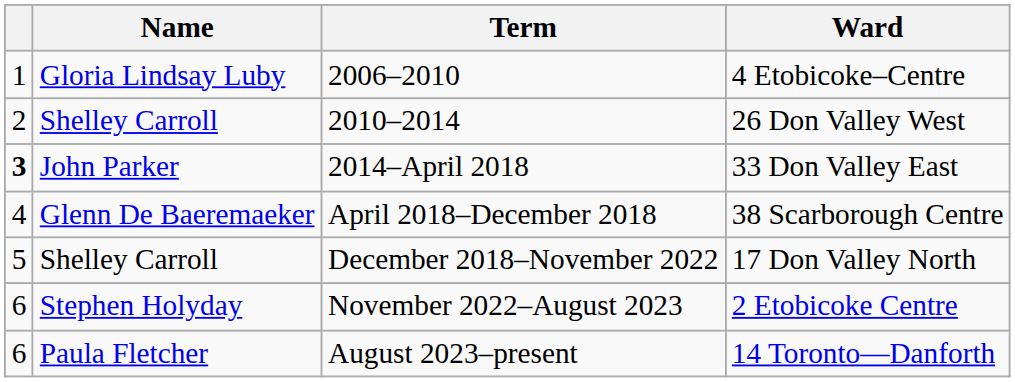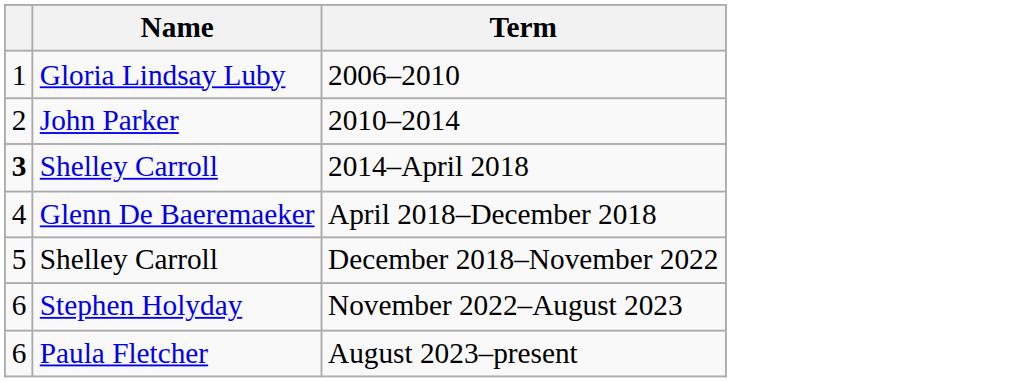- column: (868, 27)
(129, 120) Shelley Carroll -> (109, 120) John Parker
(109, 167) John Parker -> (129, 167) Shelley Carroll
